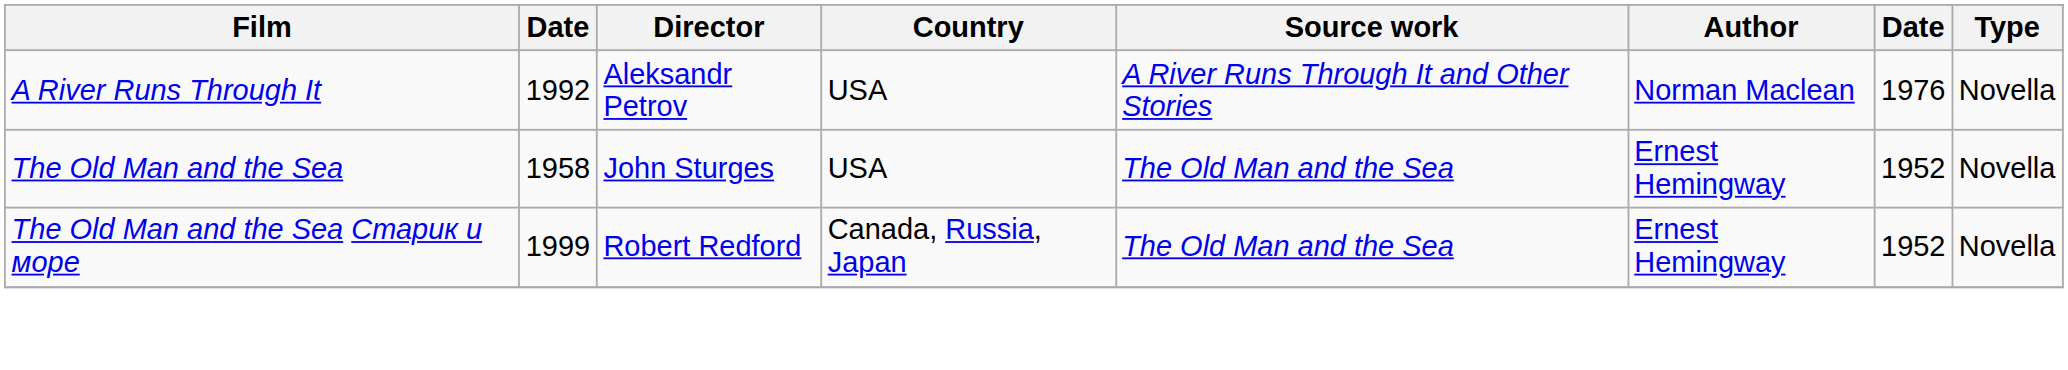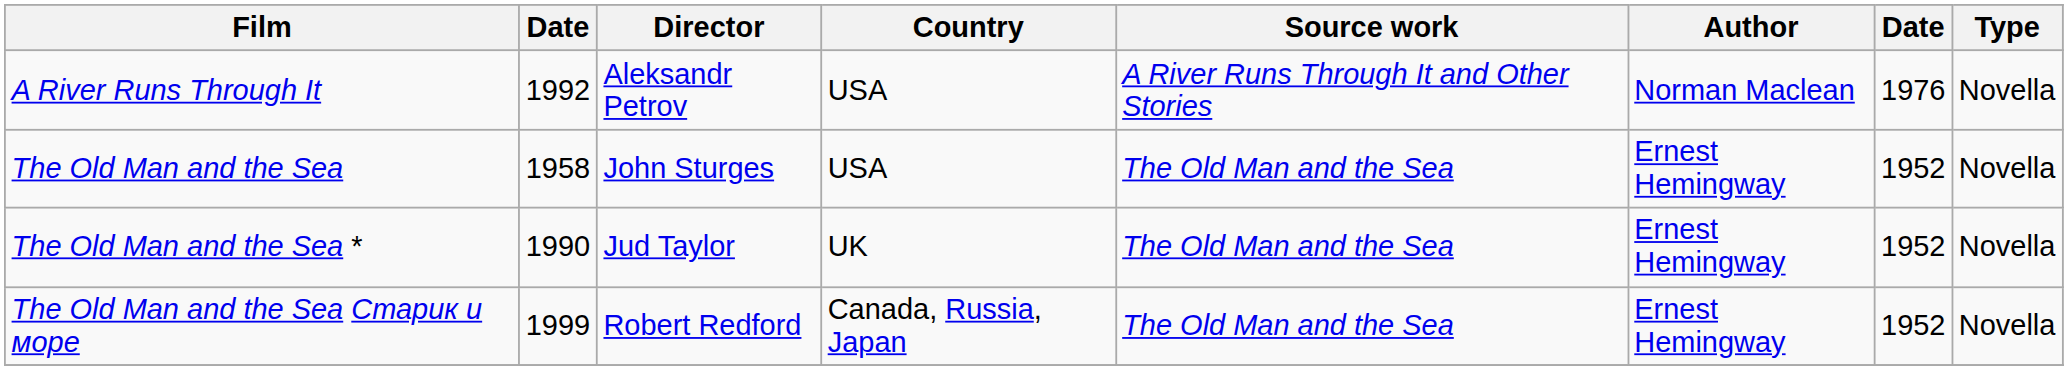+ row: (187, 246)
